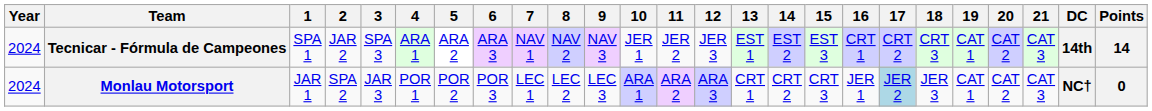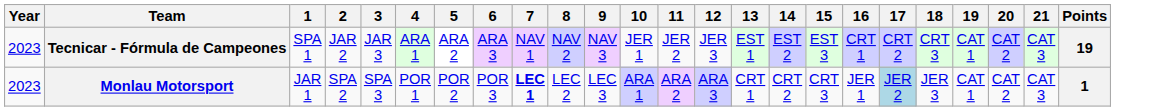- column: (1077, 16)
(24, 47) 2024 -> (24, 47) 2023
(378, 47) SPA 3 -> (378, 47) JAR 3
(1122, 47) 14 -> (1085, 47) 19
(24, 86) 2024 -> (24, 86) 2023
(378, 86) JAR 3 -> (378, 86) SPA 3
(530, 86) normal -> (530, 86) bold
(1122, 86) 0 -> (1085, 86) 1
